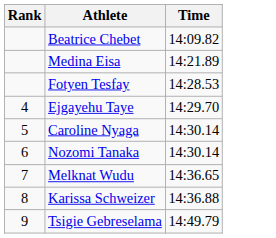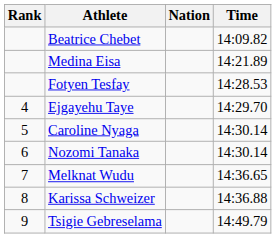+ column: (189, 15)
